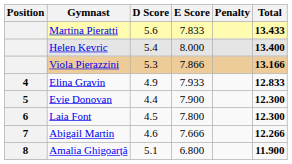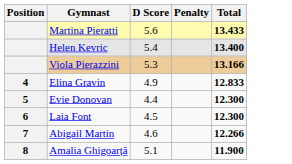- column: (192, 13)
